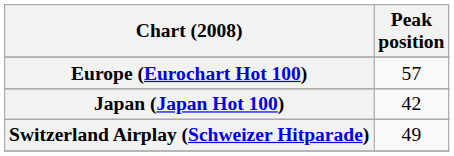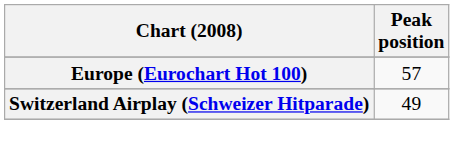- row: (189, 103)
